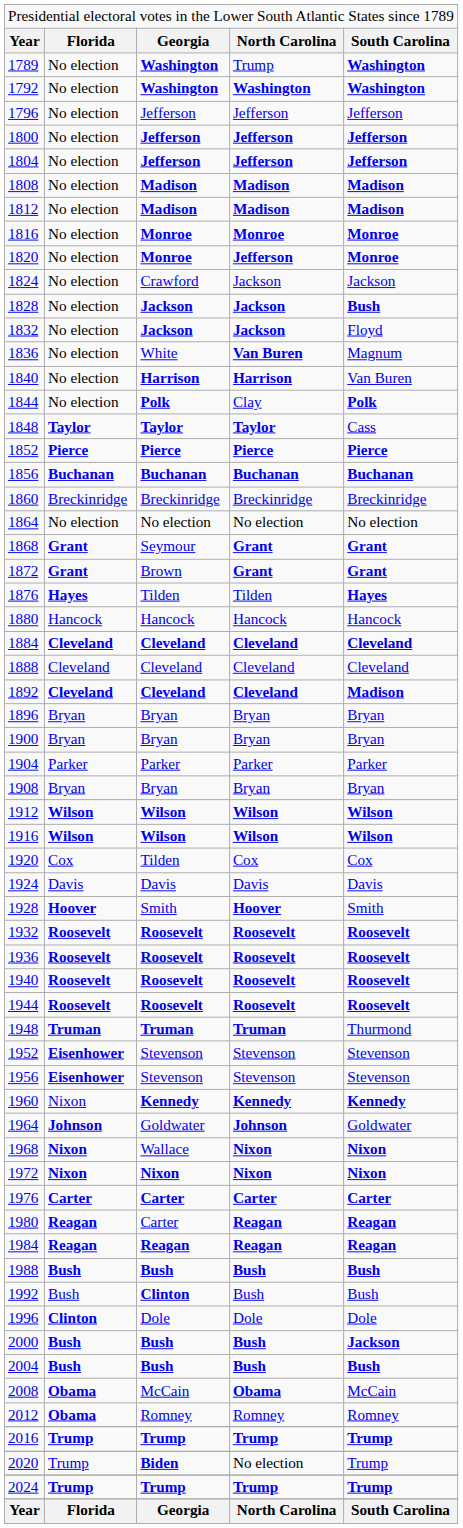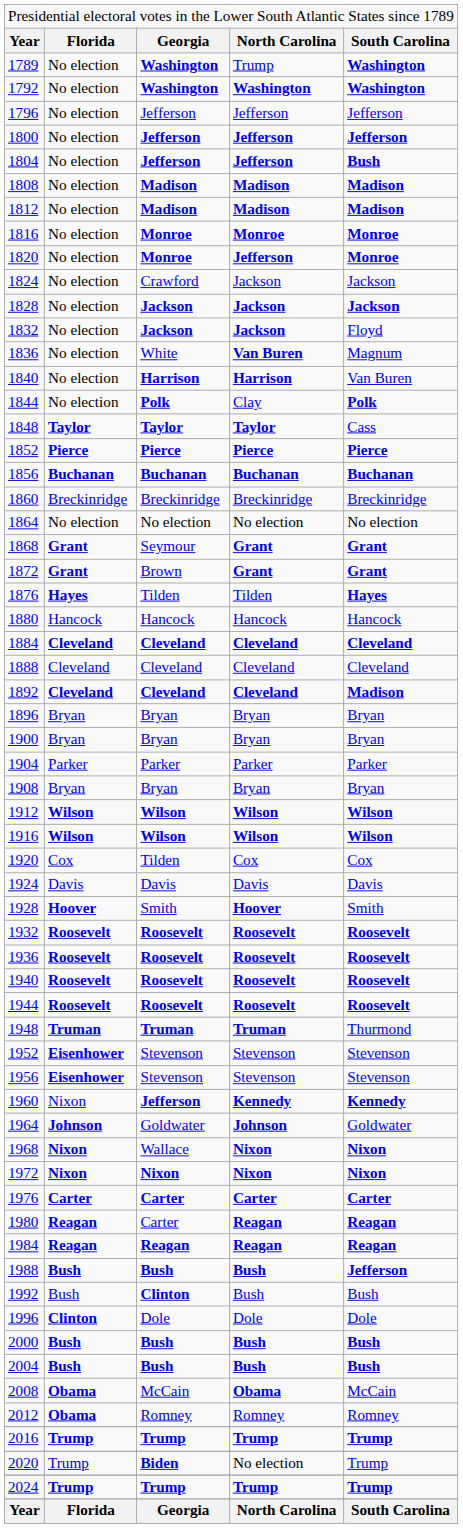(377, 161) Jefferson -> (364, 161) Bush
(364, 305) Bush -> (373, 305) Jackson
(170, 1101) Kennedy -> (170, 1101) Jefferson
(364, 1270) Bush -> (377, 1270) Jefferson
(373, 1342) Jackson -> (364, 1342) Bush
